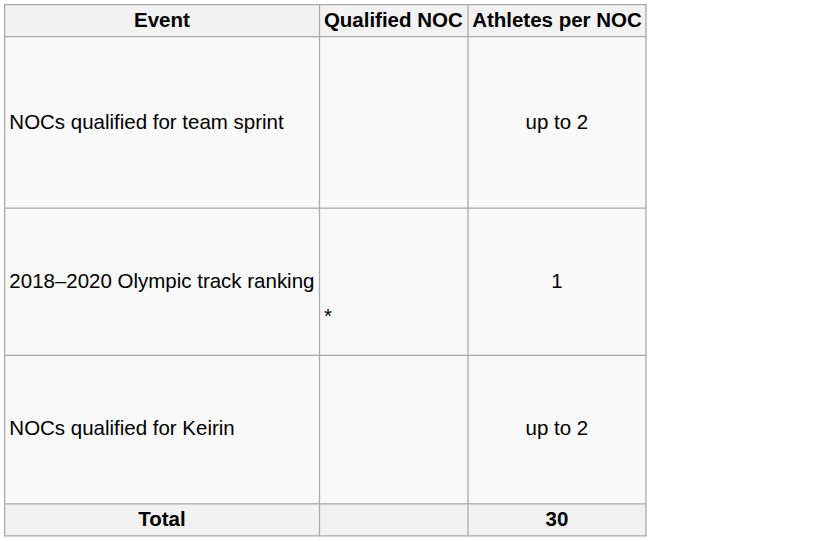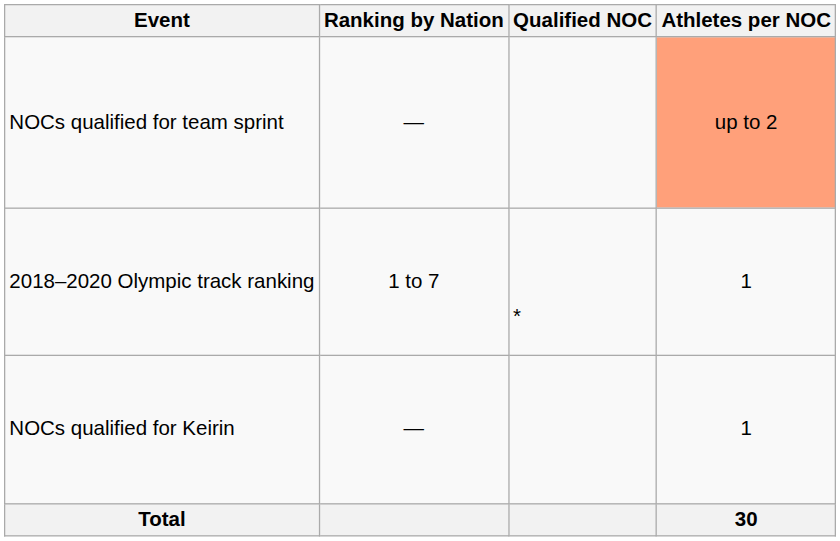+ column: (414, 20)
(557, 122) no background -> (746, 122) lightsalmon background
(557, 429) up to 2 -> (746, 429) 1
